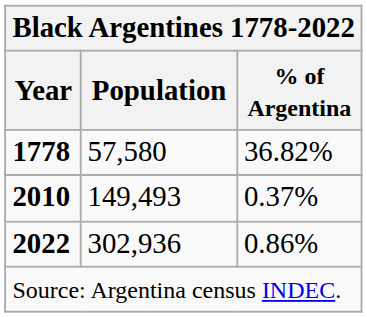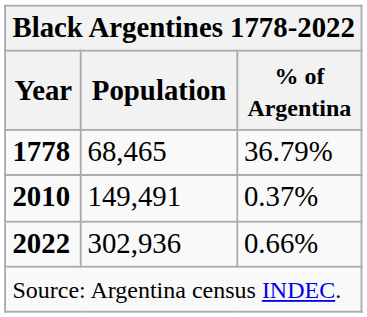(127, 151) 57,580 -> (127, 151) 68,465
(288, 151) 36.82% -> (288, 151) 36.79%
(134, 197) 149,493 -> (134, 197) 149,491
(281, 243) 0.86% -> (281, 243) 0.66%
